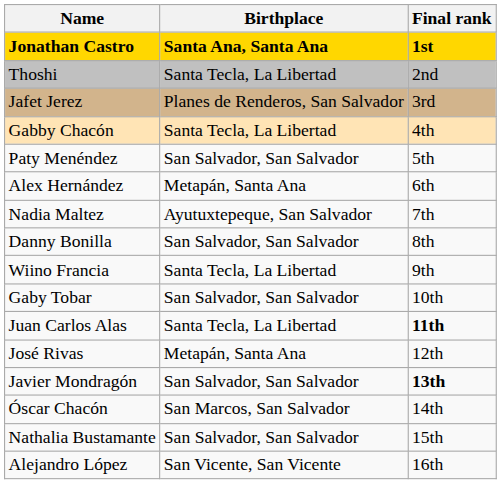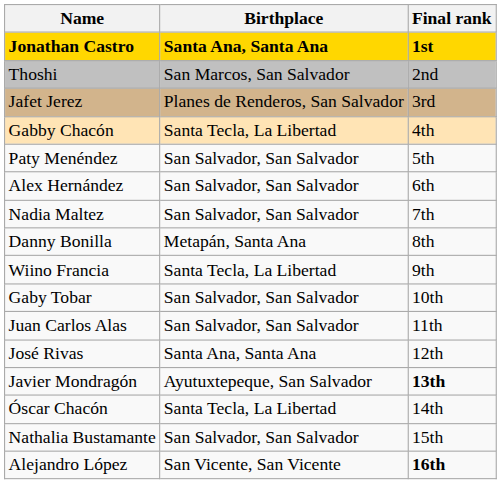(250, 74) Santa Tecla, La Libertad -> (257, 74) San Marcos, San Salvador
(235, 185) Metapán, Santa Ana -> (261, 185) San Salvador, San Salvador
(268, 213) Ayutuxtepeque, San Salvador -> (261, 213) San Salvador, San Salvador
(261, 241) San Salvador, San Salvador -> (235, 241) Metapán, Santa Ana
(250, 325) Santa Tecla, La Libertad -> (261, 325) San Salvador, San Salvador
(428, 325) bold -> (427, 325) normal
(235, 353) Metapán, Santa Ana -> (240, 353) Santa Ana, Santa Ana
(261, 381) San Salvador, San Salvador -> (268, 381) Ayutuxtepeque, San Salvador
(257, 409) San Marcos, San Salvador -> (250, 409) Santa Tecla, La Libertad
(428, 465) normal -> (429, 465) bold
